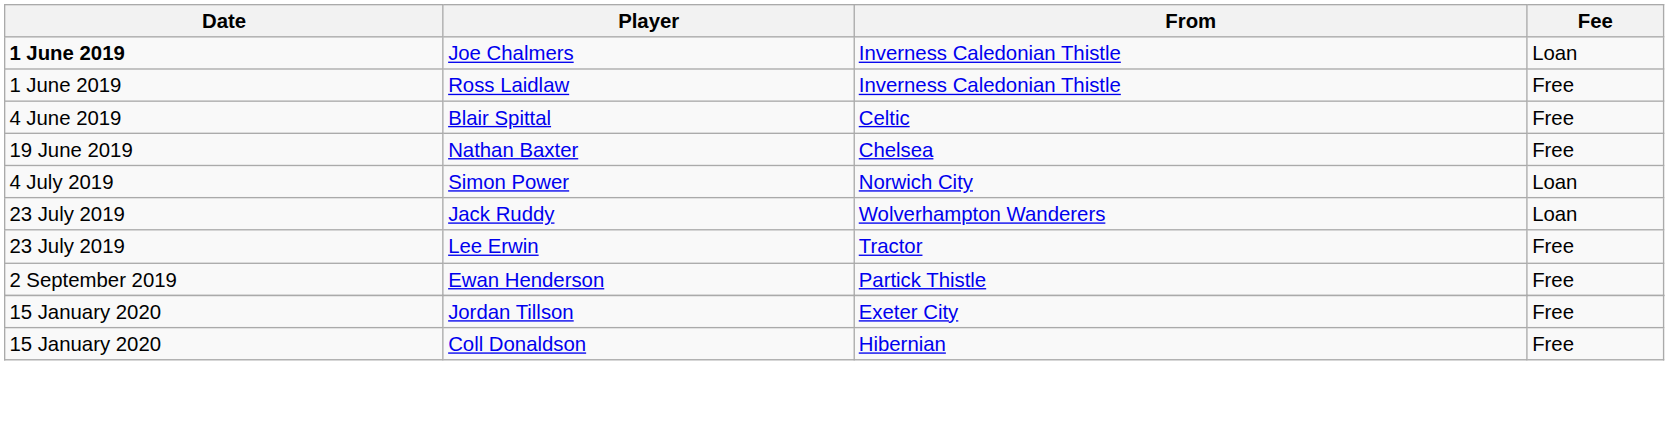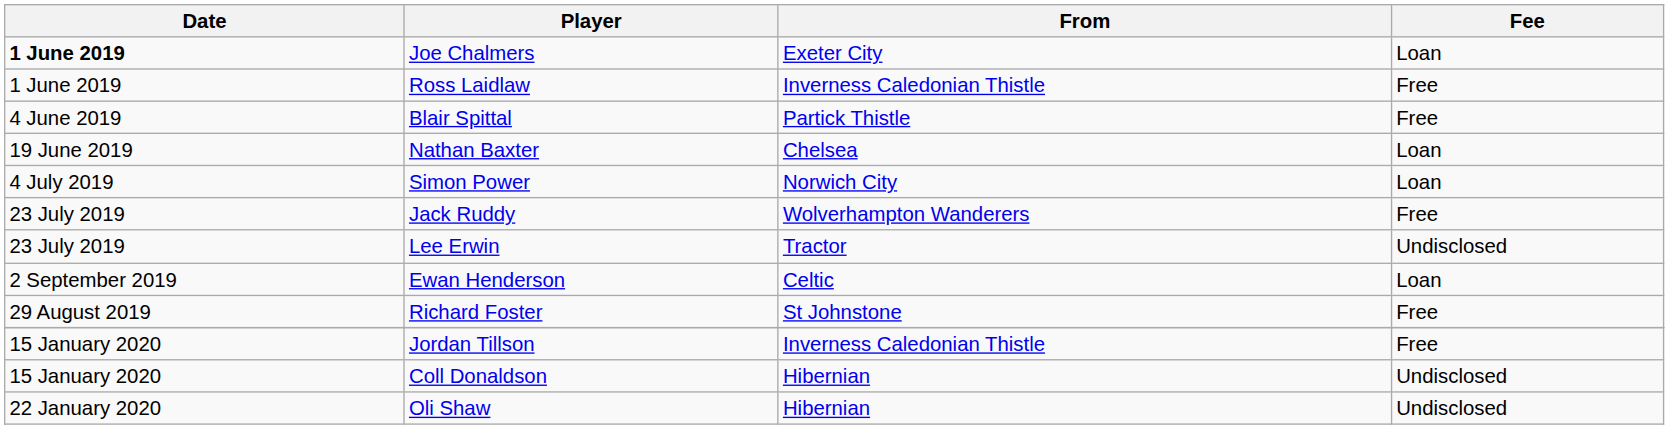(990, 53) Inverness Caledonian Thistle -> (833, 53) Exeter City
(884, 118) Celtic -> (847, 118) Partick Thistle
(1553, 150) Free -> (1419, 150) Loan
(1555, 214) Loan -> (1417, 214) Free
(1553, 247) Free -> (1452, 247) Undisclosed
(922, 279) Partick Thistle -> (808, 279) Celtic
(1553, 279) Free -> (1419, 279) Loan
+ row: (476, 311)
(909, 311) Exeter City -> (914, 343) Inverness Caledonian Thistle
(1553, 343) Free -> (1452, 376) Undisclosed
+ row: (450, 408)
